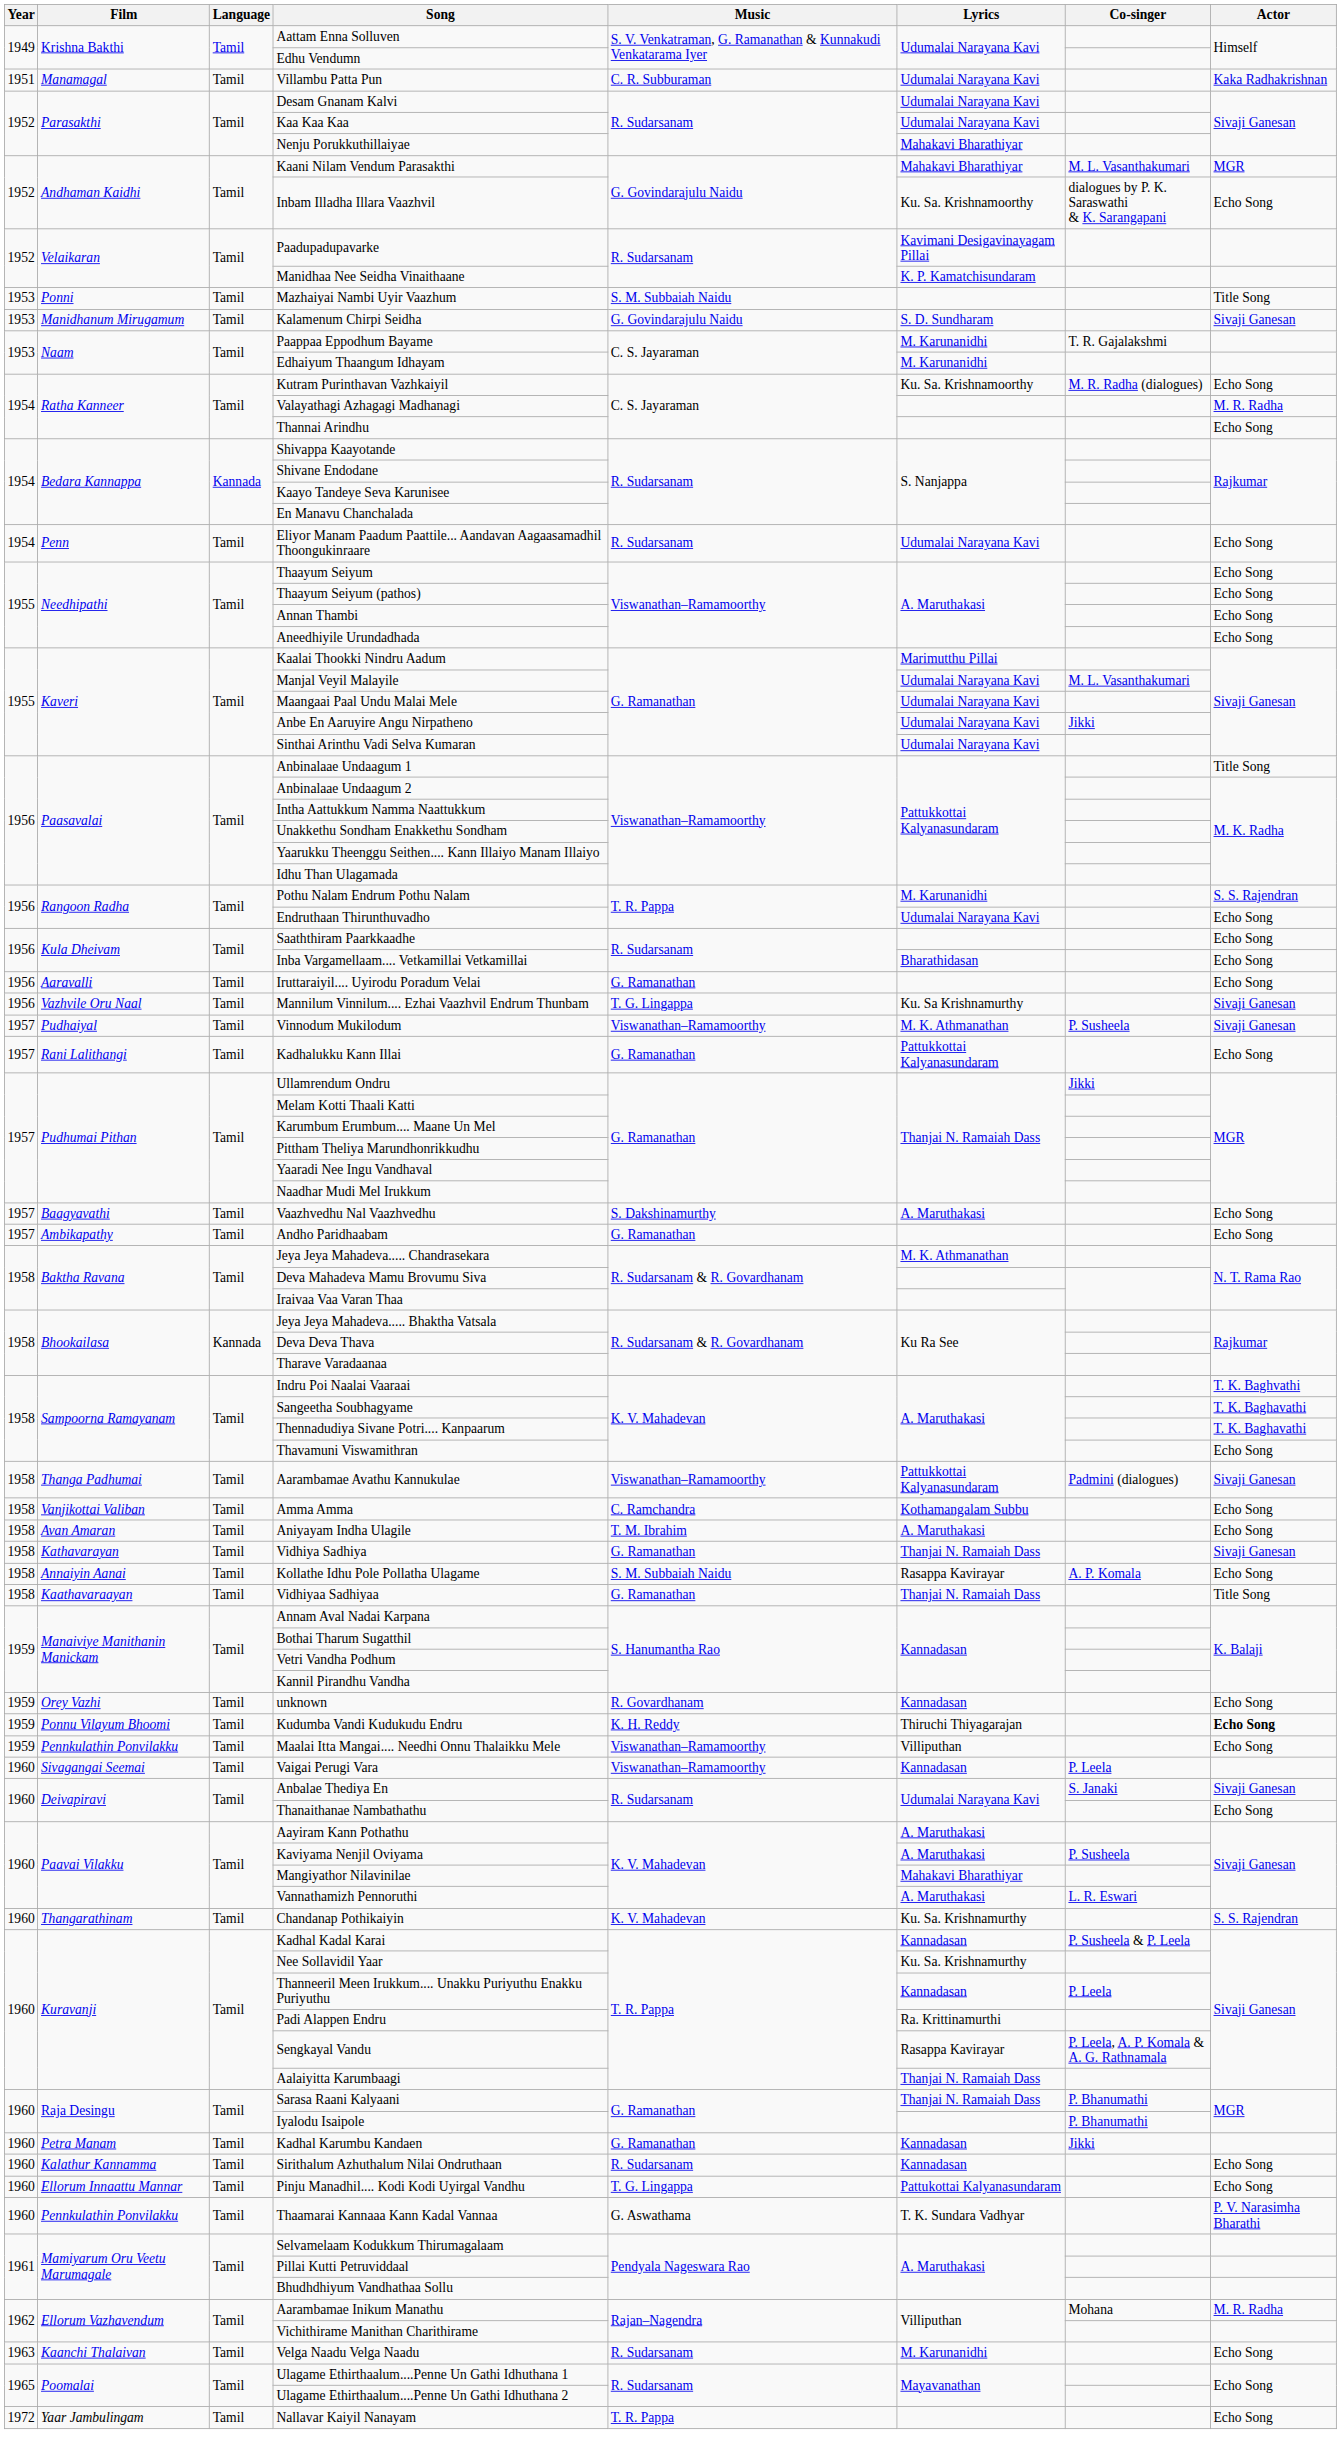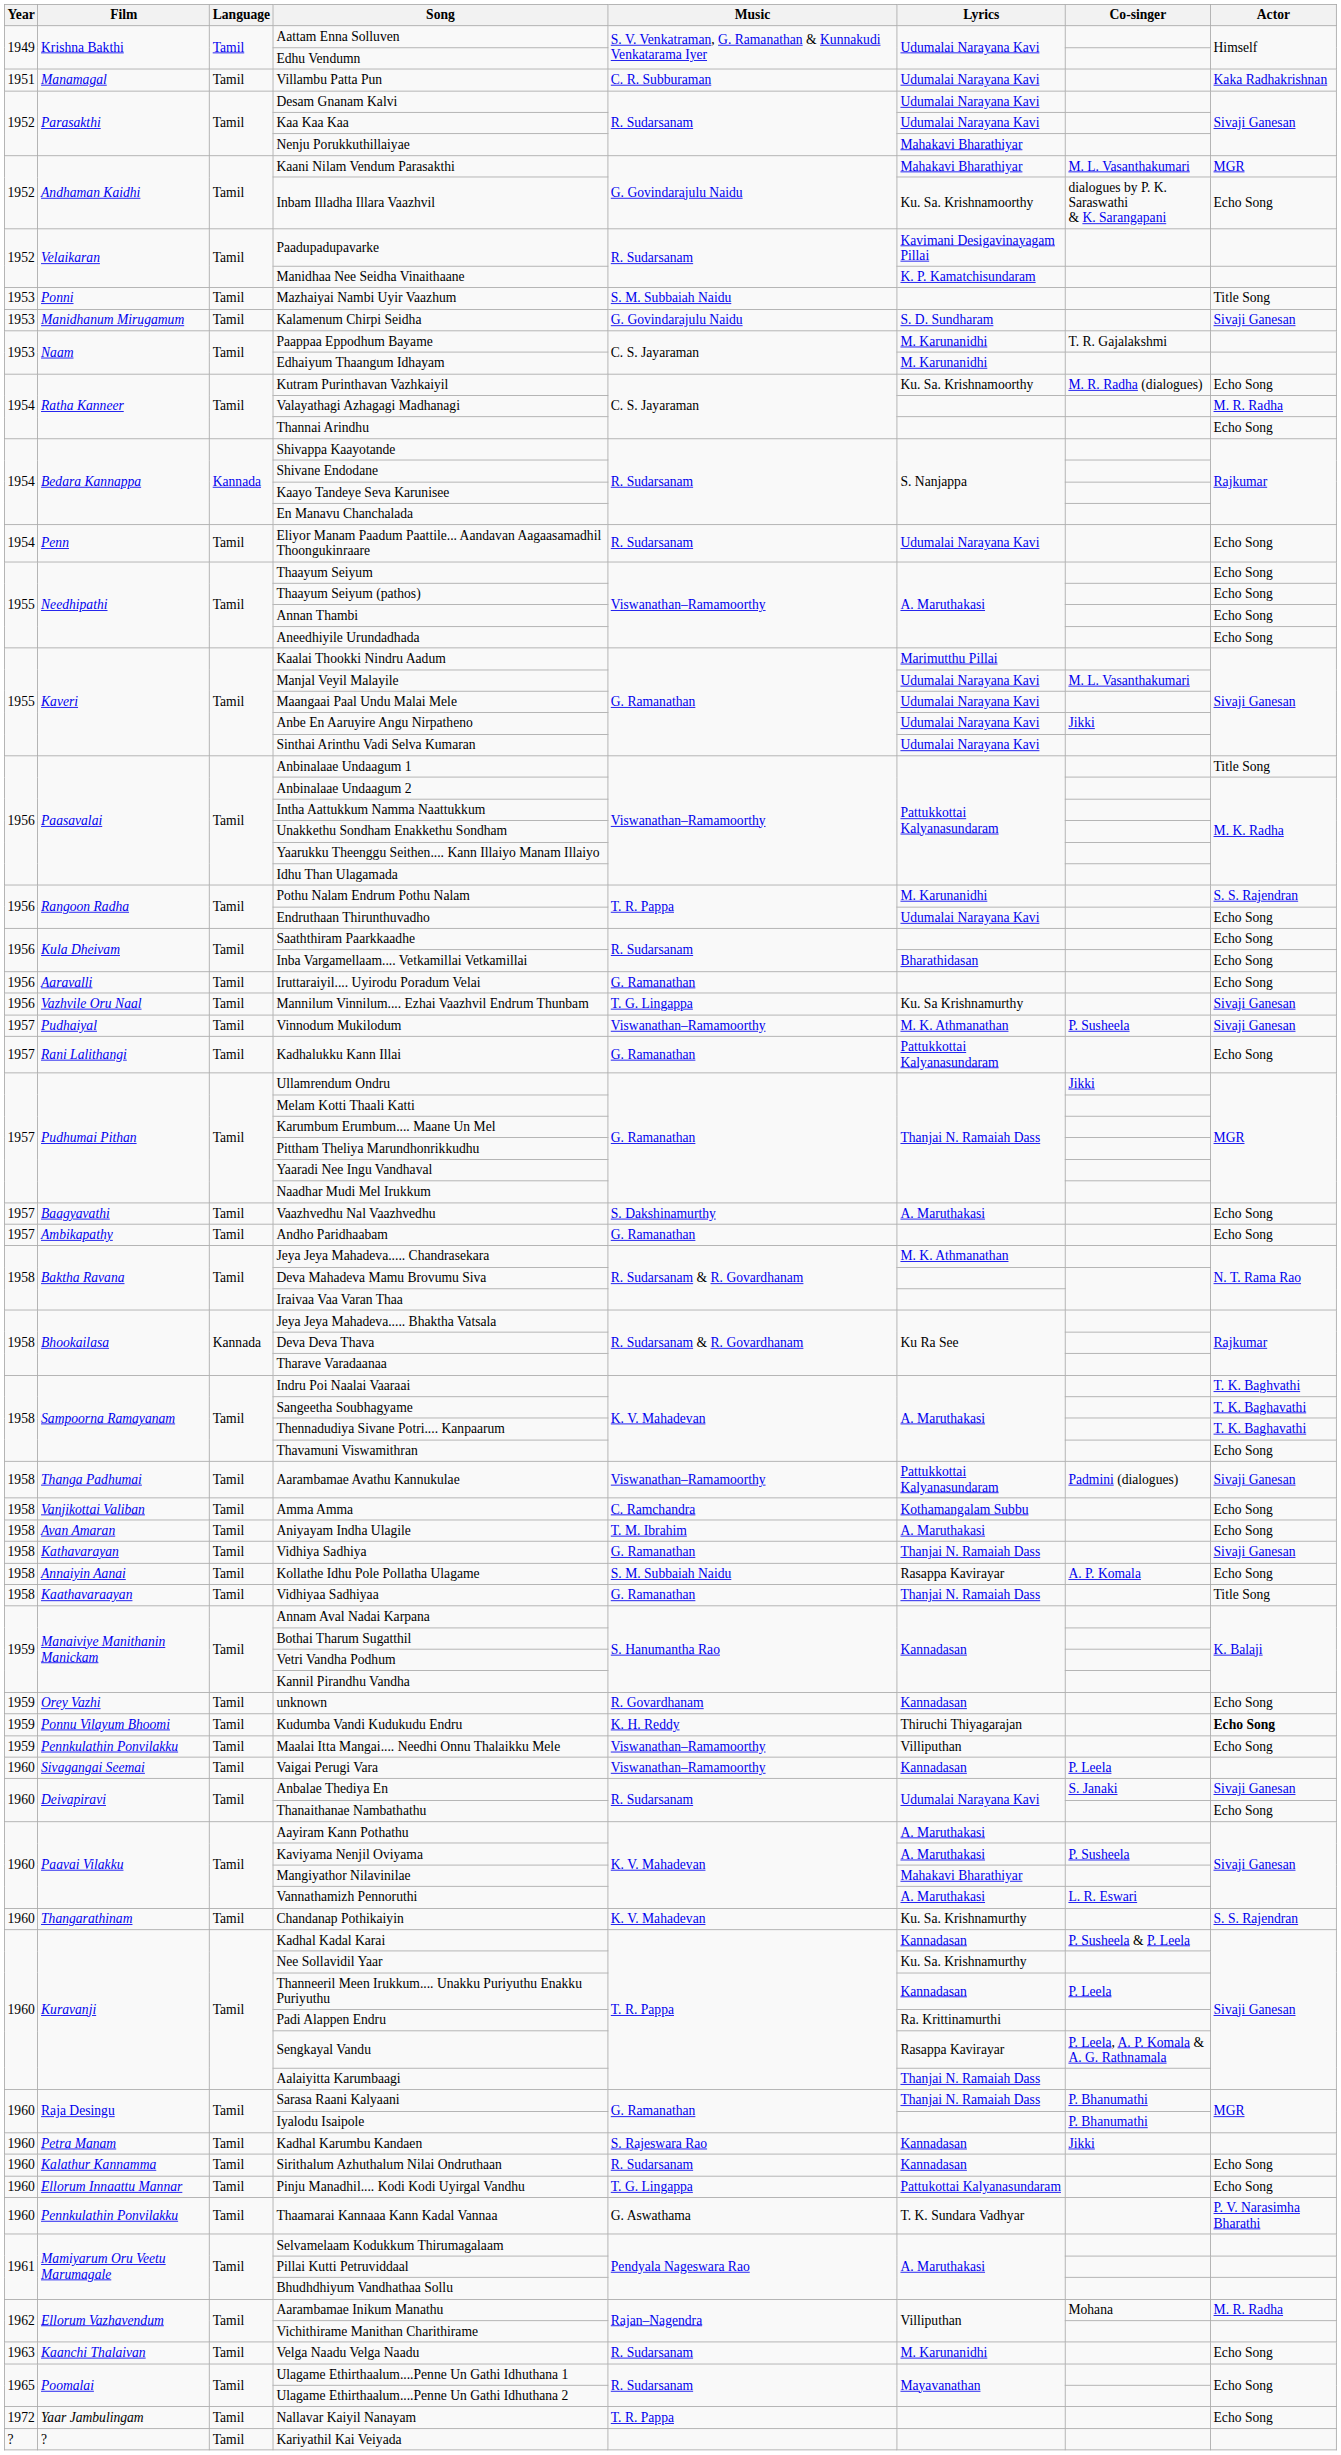(653, 2143) G. Ramanathan -> (659, 2143) S. Rajeswara Rao
+ row: (339, 2439)
